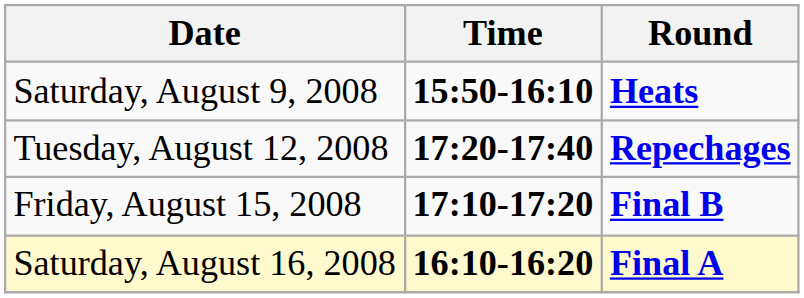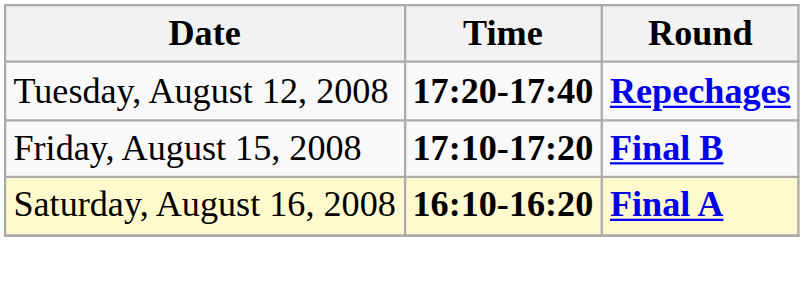- row: (196, 90)
